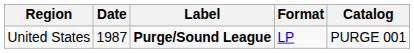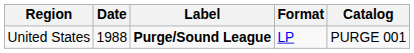(112, 37) 1987 -> (112, 37) 1988
